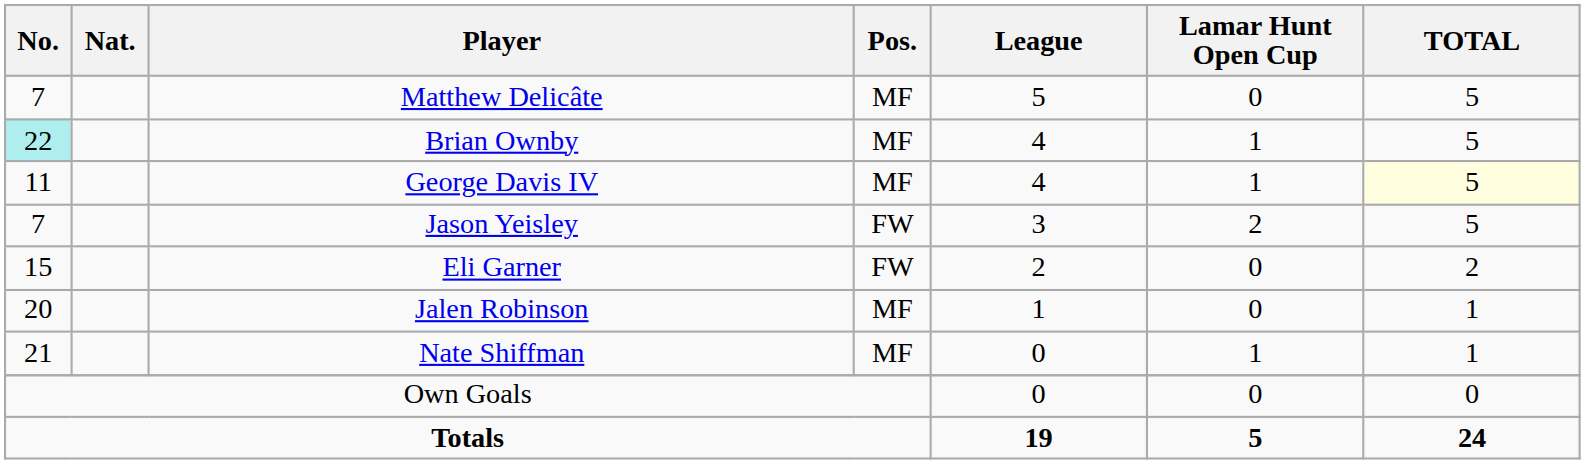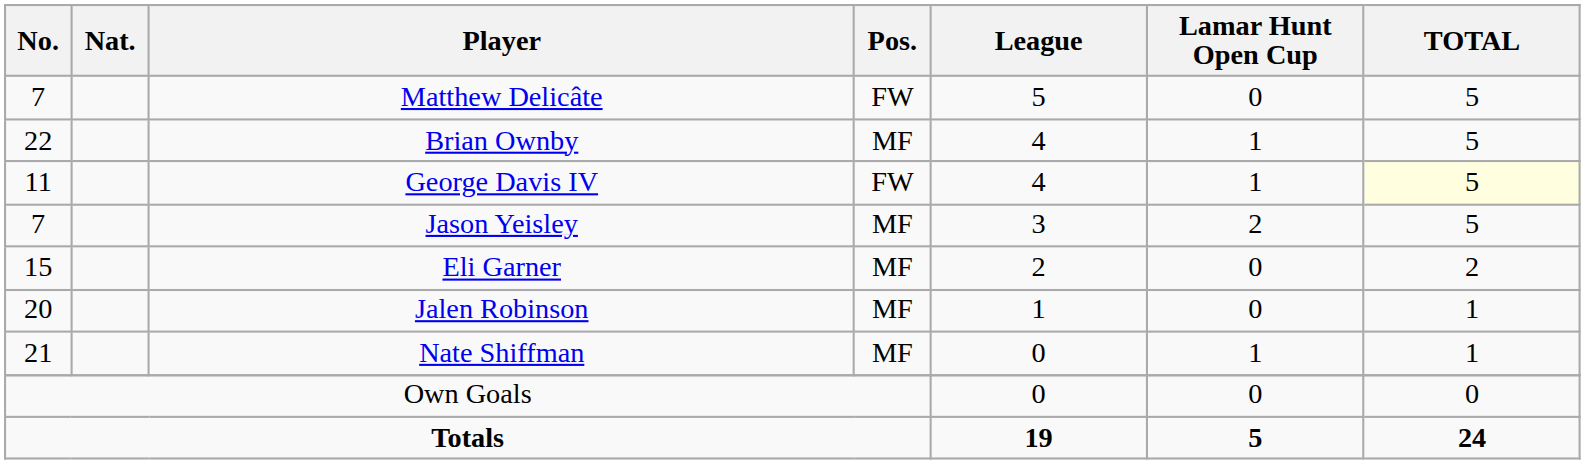(892, 96) MF -> (892, 96) FW
(38, 139) paleturquoise background -> (38, 139) no background
(892, 181) MF -> (892, 181) FW
(892, 224) FW -> (892, 224) MF
(892, 267) FW -> (892, 267) MF
